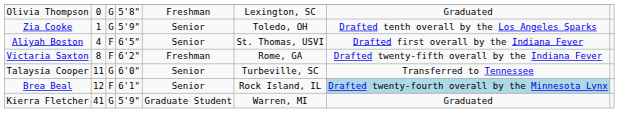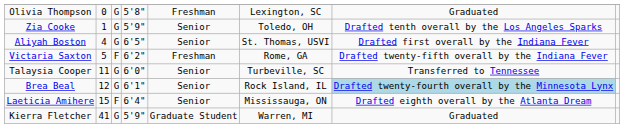(111, 41) F -> (117, 41) G
(99, 56) 8 -> (104, 56) 5
(111, 86) F -> (117, 86) G
+ row: (50, 101)
